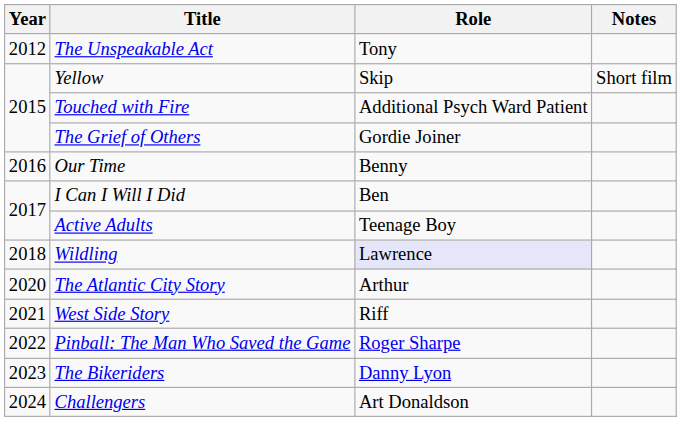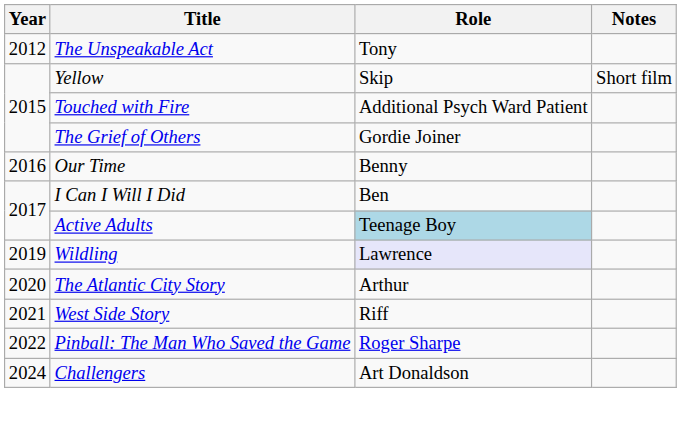(408, 225) no background -> (408, 225) lightblue background
(27, 254) 2018 -> (27, 254) 2019
- row: (109, 372)
